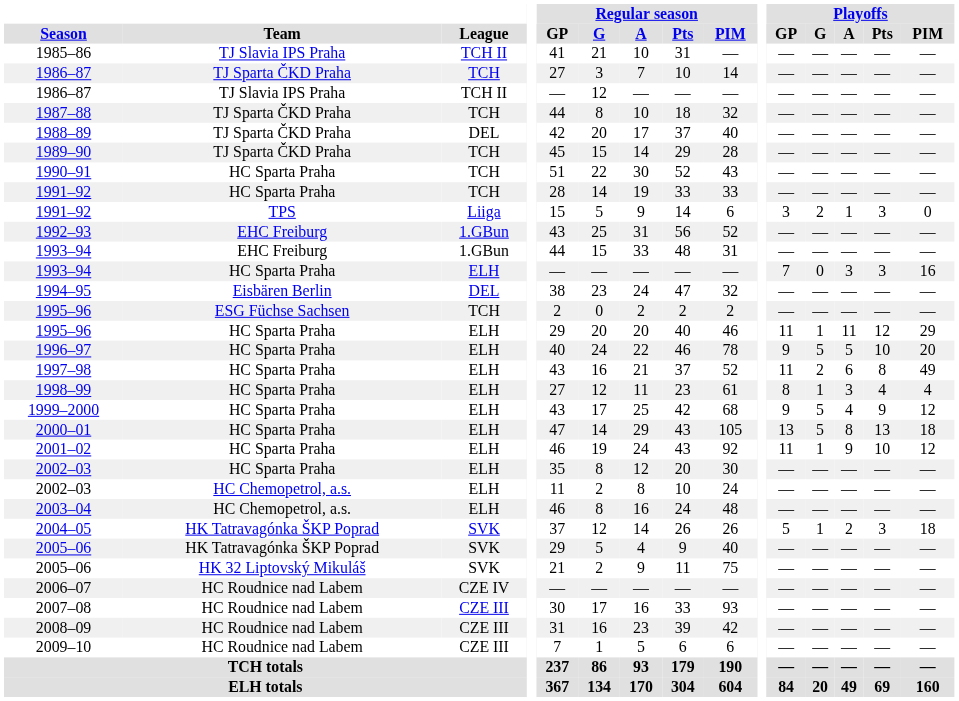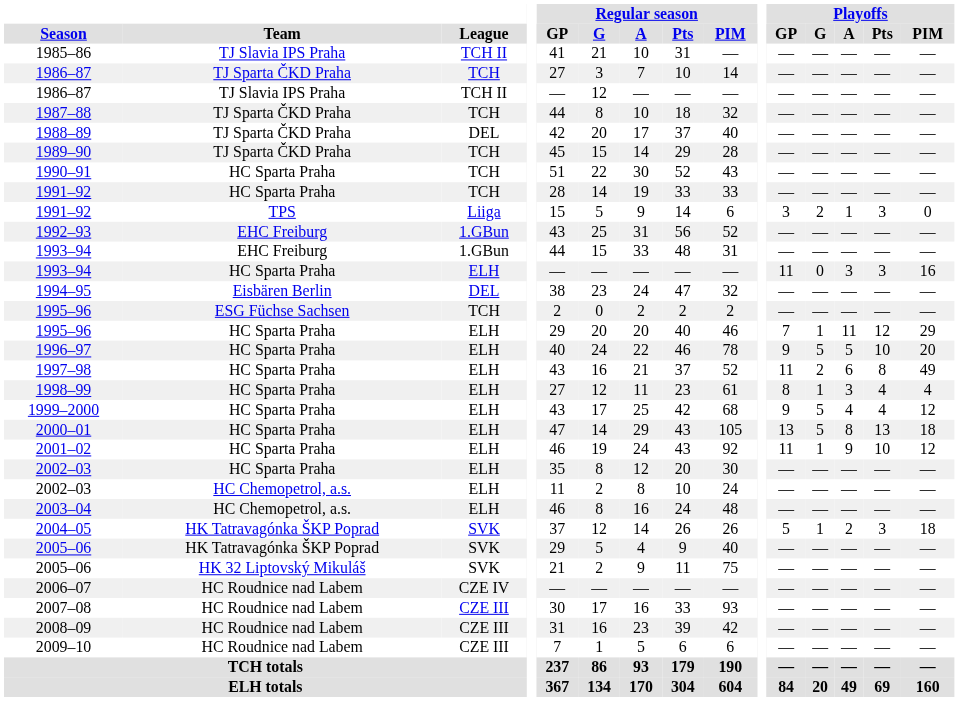(786, 271) 7 -> (786, 271) 11
(786, 330) 11 -> (786, 330) 7
(882, 409) 9 -> (882, 409) 4
